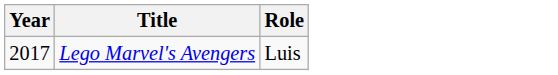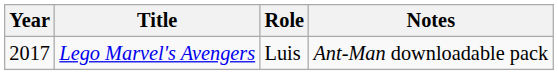+ column: (431, 20)
